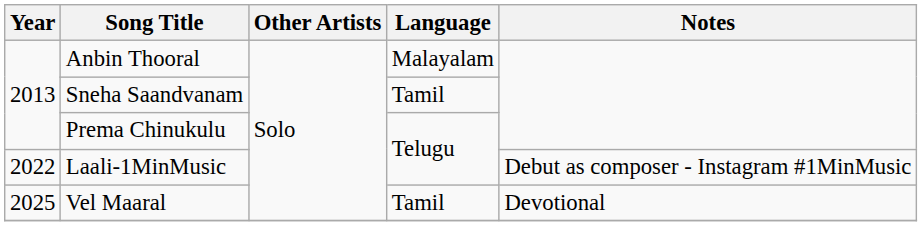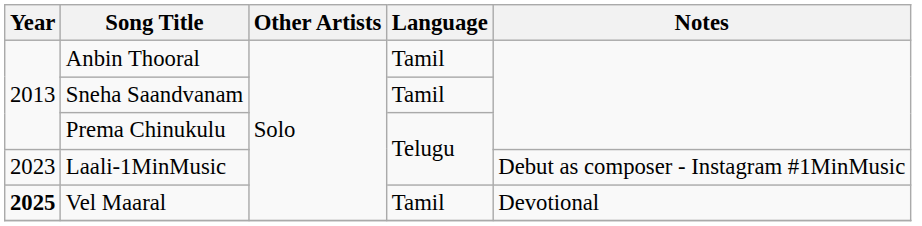(443, 58) Malayalam -> (418, 58) Tamil
(33, 166) 2022 -> (33, 166) 2023
(33, 202) normal -> (33, 202) bold
